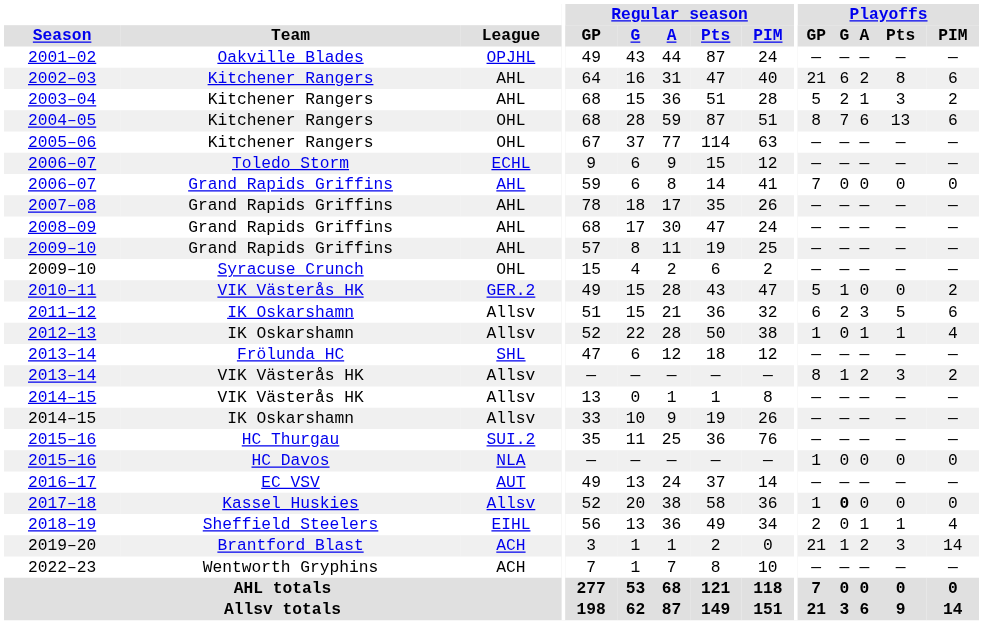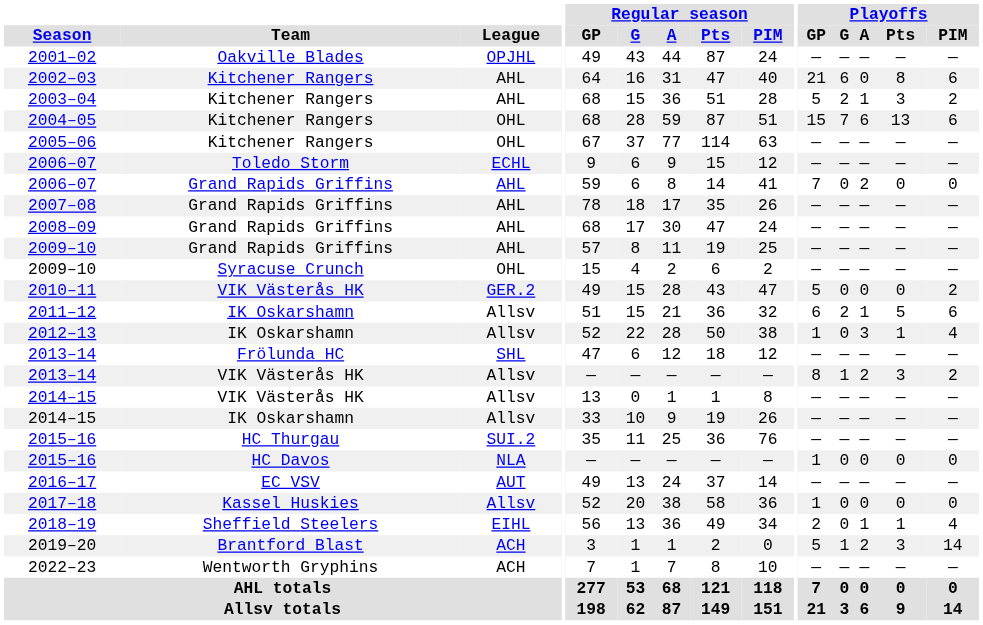(864, 78) 2 -> (864, 78) 0
(816, 121) 8 -> (816, 121) 15
(864, 185) 0 -> (864, 185) 2
(844, 291) 1 -> (844, 291) 0
(864, 312) 3 -> (864, 312) 1
(864, 333) 1 -> (864, 333) 3
(844, 503) bold -> (844, 503) normal
(816, 546) 21 -> (816, 546) 5
